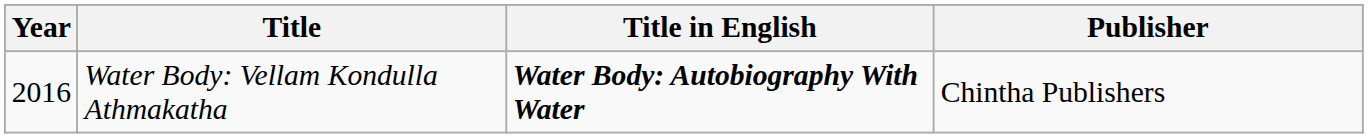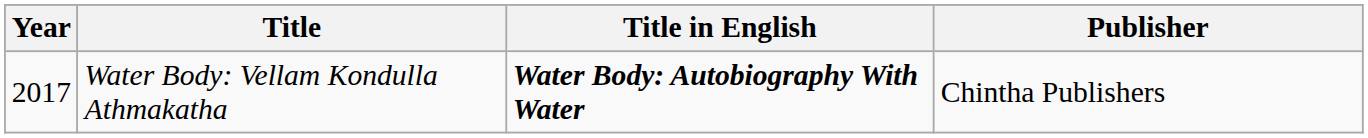(41, 91) 2016 -> (41, 91) 2017
